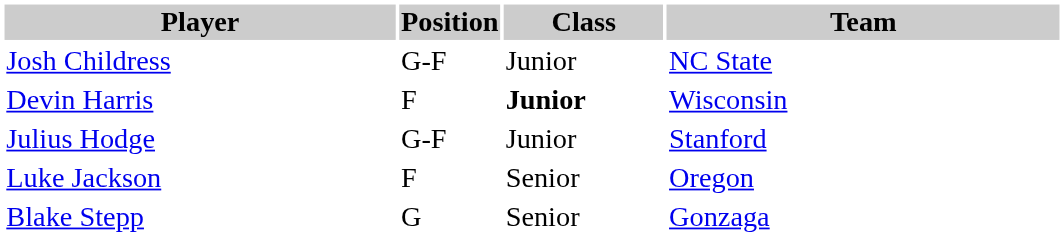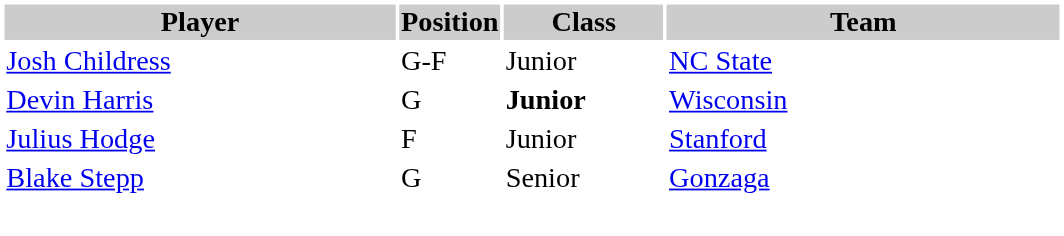(409, 99) F -> (411, 99) G
(424, 138) G-F -> (409, 138) F
- row: (84, 177)
